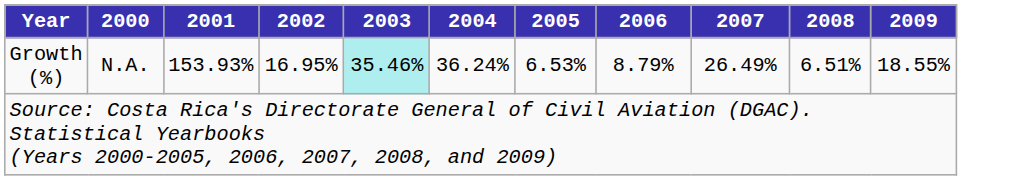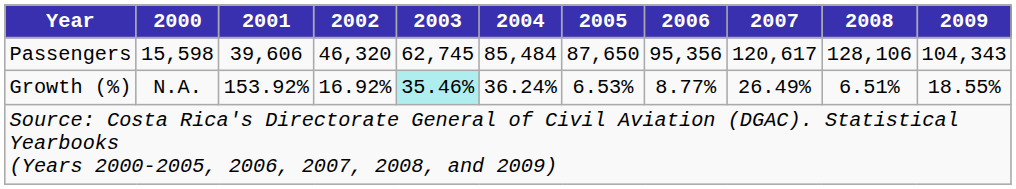+ row: (70, 54)
(211, 66) 153.93% -> (266, 87) 153.92%
(301, 66) 16.95% -> (355, 87) 16.92%
(643, 66) 8.79% -> (686, 87) 8.77%
